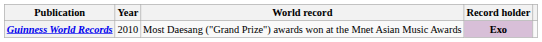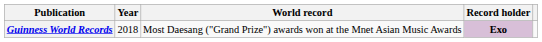(128, 29) 2010 -> (128, 29) 2018
